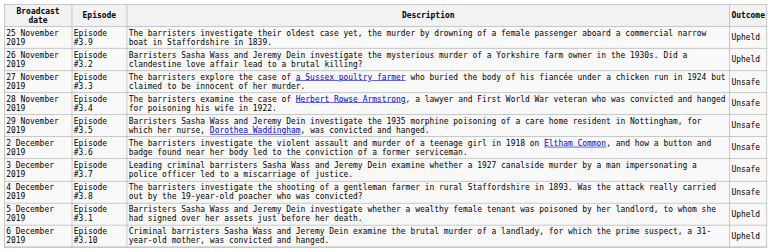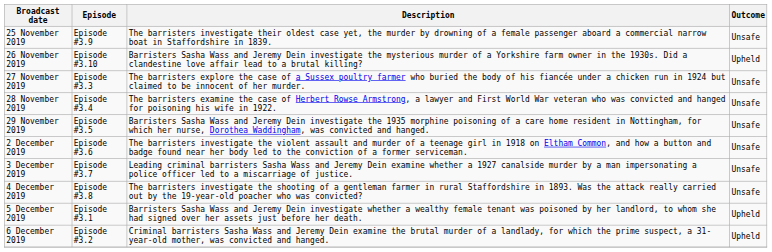(746, 37) Upheld -> (746, 37) Unsafe
(90, 59) Episode #3.2 -> (90, 59) Episode #3.10
(90, 236) Episode #3.10 -> (90, 236) Episode #3.2
